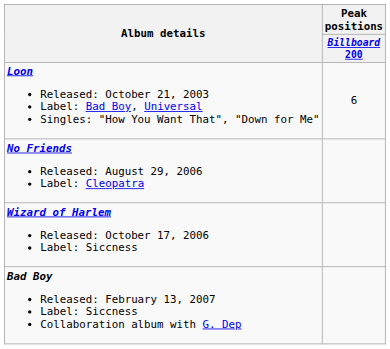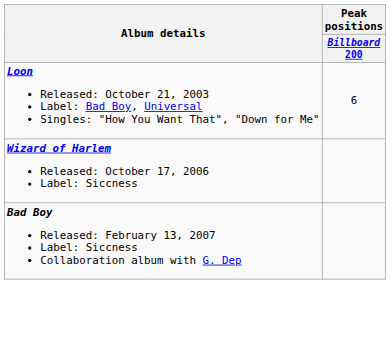- row: (163, 166)
